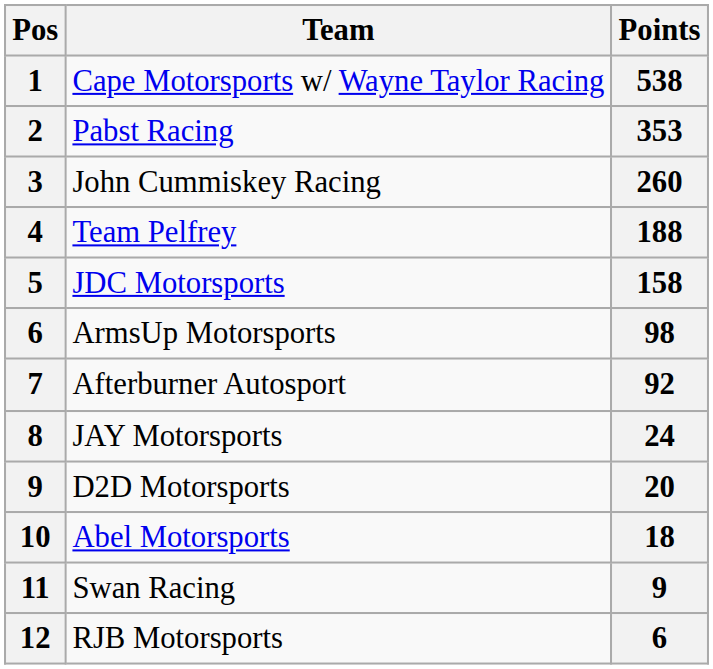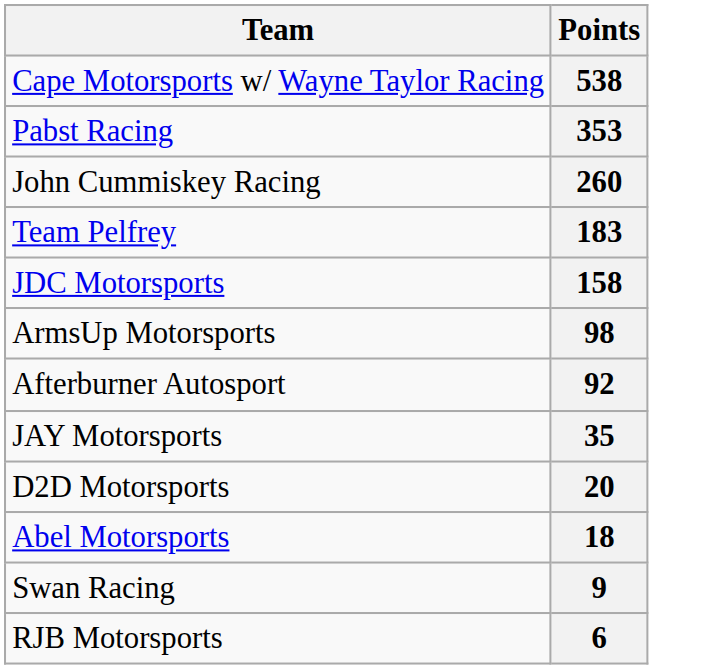- column: (35, 30)
(660, 232) 188 -> (599, 232) 183
(660, 435) 24 -> (599, 435) 35
